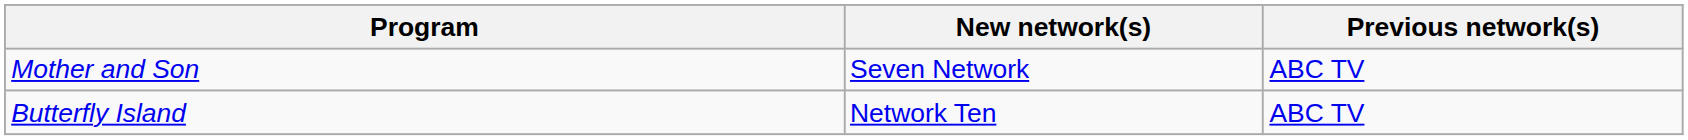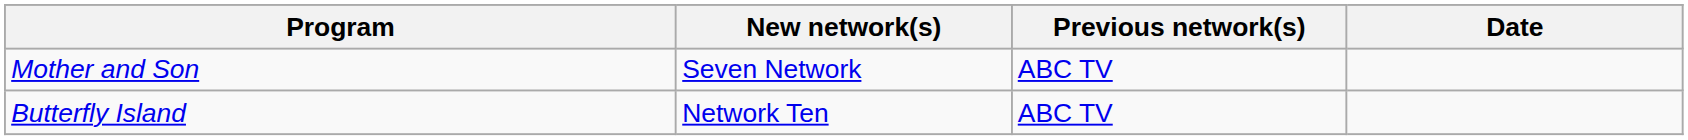+ column: (1515, 26)
